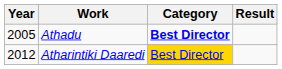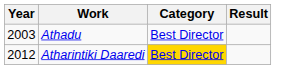(21, 34) 2005 -> (21, 34) 2003
(190, 34) bold -> (187, 34) normal
